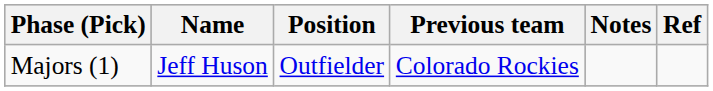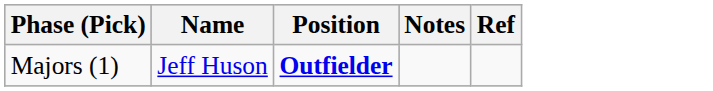- column: (487, 24)
(332, 65) normal -> (336, 65) bold
